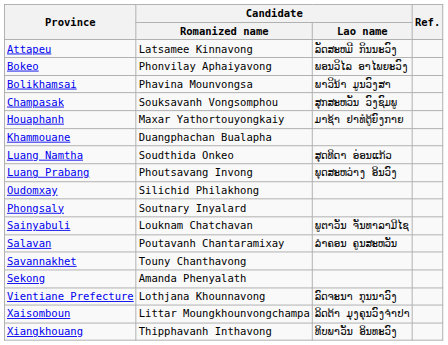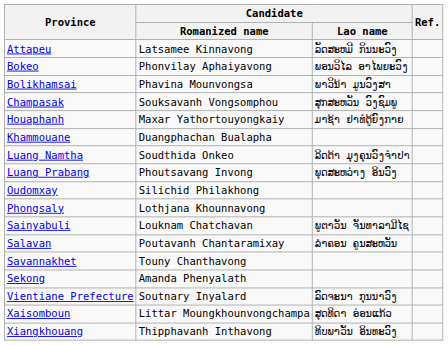(353, 155) ສຸດທິດາ ອ່ອນແກ້ວ -> (362, 155) ລິດຕ້າ ມຸງຄຸນວົງຈຳປາ
(193, 208) Soutnary Inyalard -> (202, 208) Lothjana Khounnavong
(202, 296) Lothjana Khounnavong -> (193, 296) Soutnary Inyalard
(362, 314) ລິດຕ້າ ມຸງຄຸນວົງຈຳປາ -> (353, 314) ສຸດທິດາ ອ່ອນແກ້ວ
